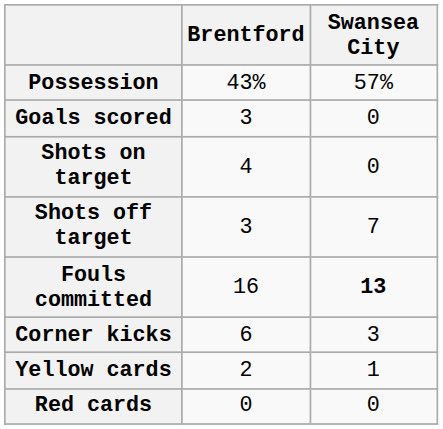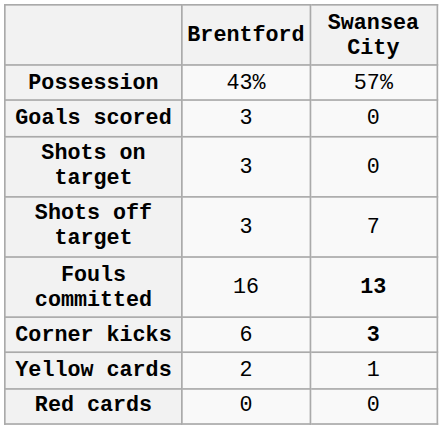(246, 166) 4 -> (246, 166) 3
(373, 335) normal -> (373, 335) bold
